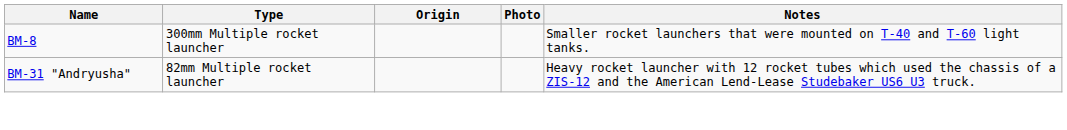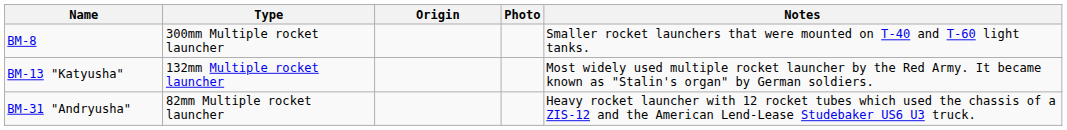+ row: (66, 75)
